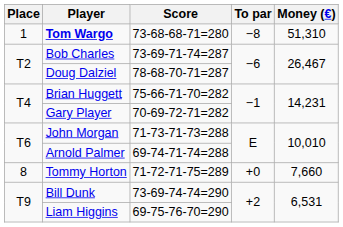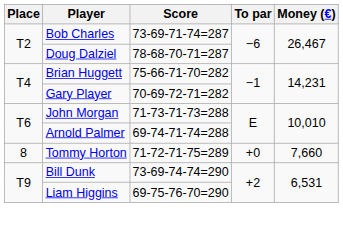- row: (79, 34)
